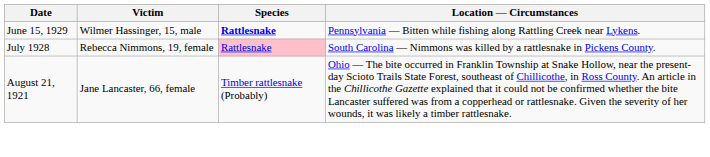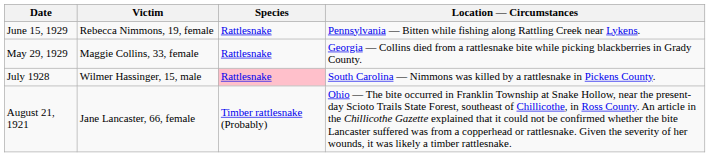(141, 30) Wilmer Hassinger, 15, male -> (147, 30) Rebecca Nimmons, 19, female
(248, 30) bold -> (246, 30) normal
+ row: (37, 53)
(147, 47) Rebecca Nimmons, 19, female -> (141, 77) Wilmer Hassinger, 15, male
